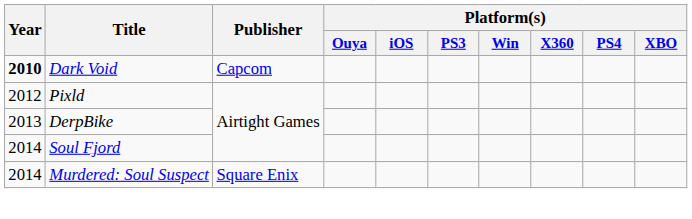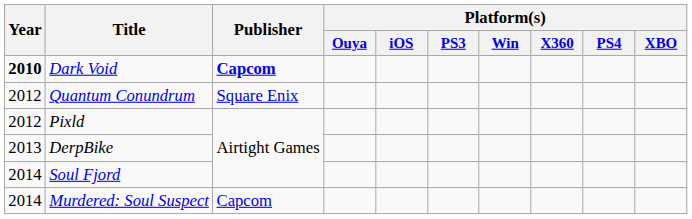(244, 68) normal -> (246, 68) bold
+ row: (122, 95)
(257, 174) Square Enix -> (244, 200) Capcom
